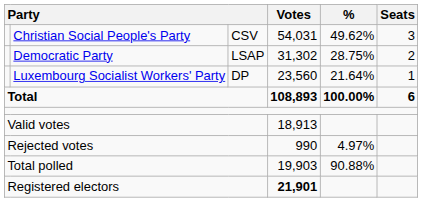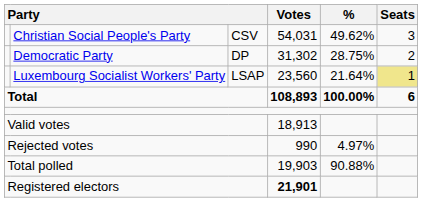(248, 55) LSAP -> (240, 55) DP
(240, 76) DP -> (248, 76) LSAP
(411, 76) no background -> (411, 76) khaki background
